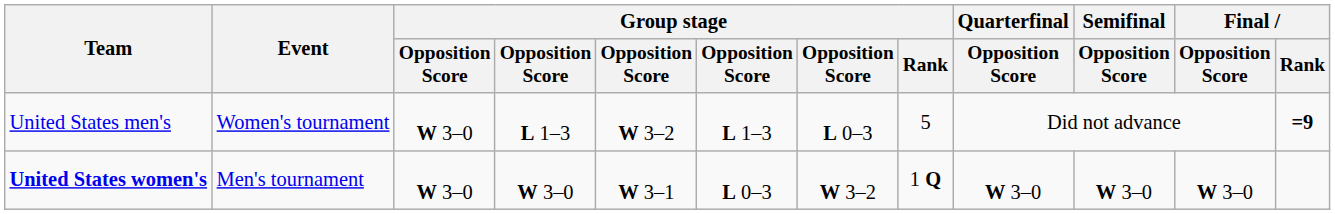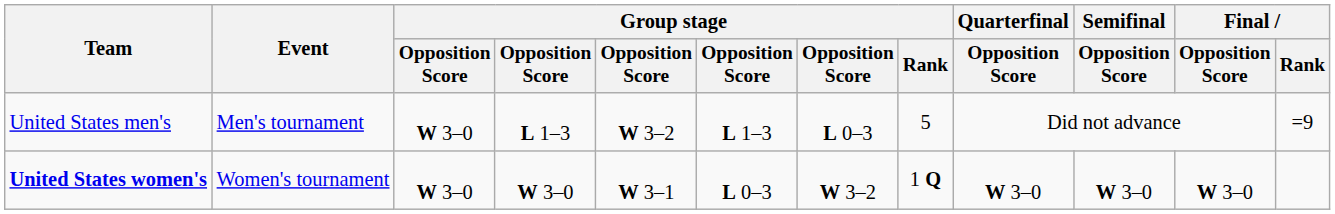(303, 122) Women's tournament -> (290, 122) Men's tournament
(1302, 122) bold -> (1302, 122) normal
(290, 180) Men's tournament -> (303, 180) Women's tournament
